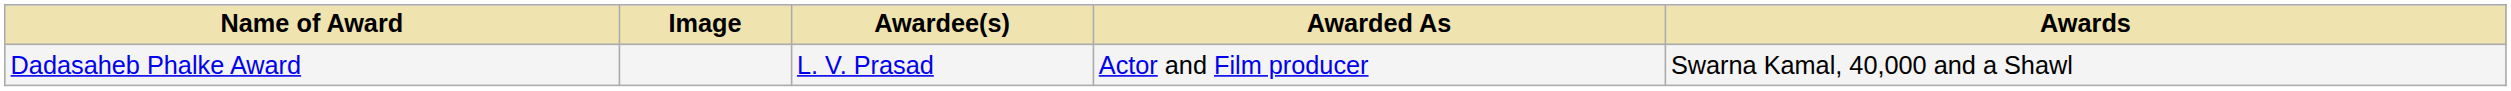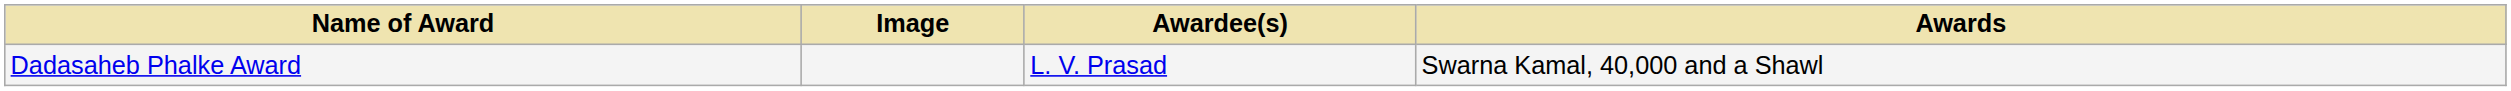- column: (1379, 24)
